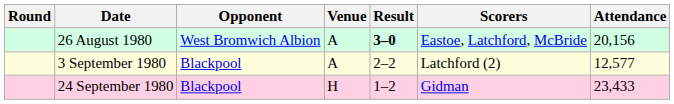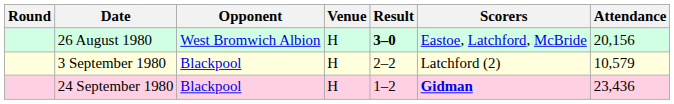(333, 39) A -> (333, 39) H
(333, 63) A -> (333, 63) H
(614, 63) 12,577 -> (614, 63) 10,579
(445, 87) normal -> (447, 87) bold
(614, 87) 23,433 -> (614, 87) 23,436
